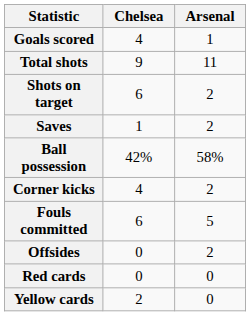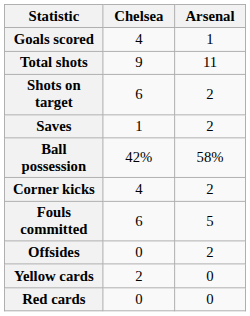rows swapped: (54, 299) <-> (54, 275)
